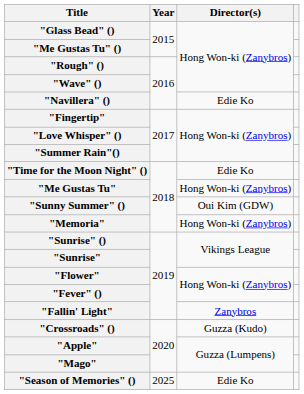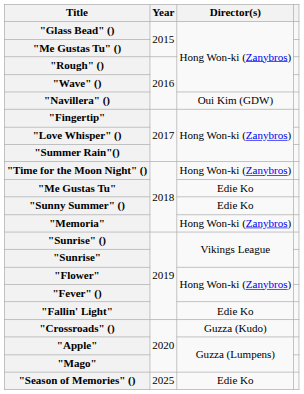(235, 100) Edie Ko -> (235, 100) Oui Kim (GDW)
(235, 170) Edie Ko -> (235, 170) Hong Won-ki (Zanybros)
(235, 188) Hong Won-ki (Zanybros) -> (235, 188) Edie Ko
(235, 205) Oui Kim (GDW) -> (235, 205) Edie Ko
(235, 310) Zanybros -> (235, 310) Edie Ko
